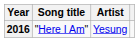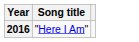- column: (110, 12)
